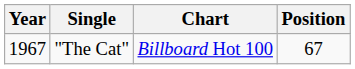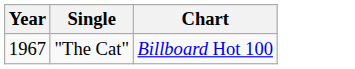- column: (313, 19)
